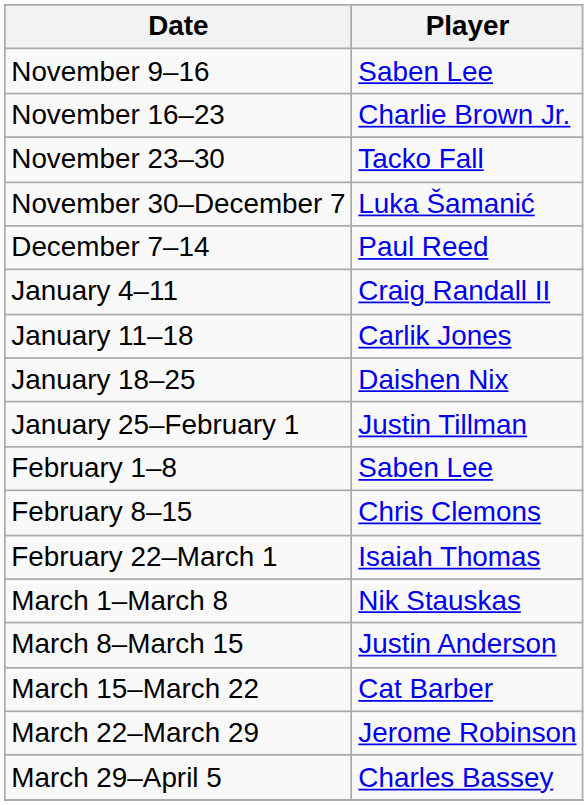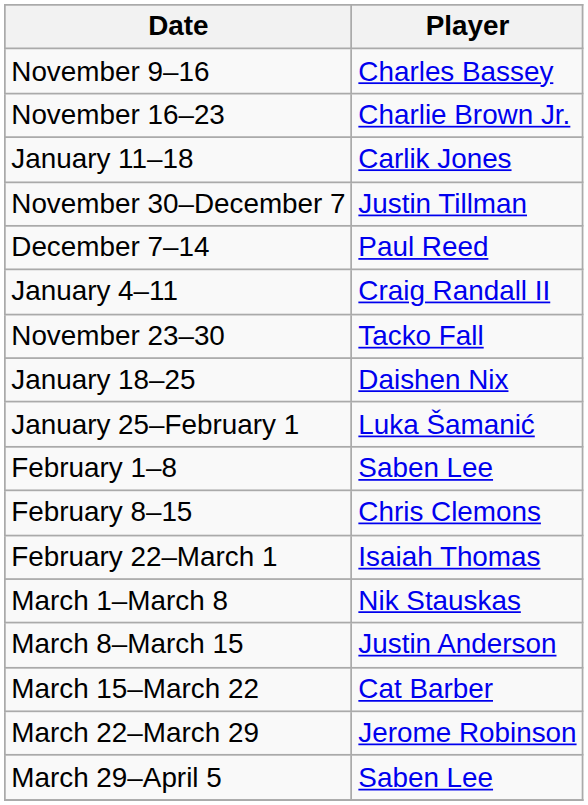(426, 70) Saben Lee -> (456, 70) Charles Bassey
rows swapped: (118, 159) <-> (102, 335)
(447, 203) Luka Šamanić -> (443, 203) Justin Tillman
(443, 423) Justin Tillman -> (447, 423) Luka Šamanić
(456, 777) Charles Bassey -> (426, 777) Saben Lee
